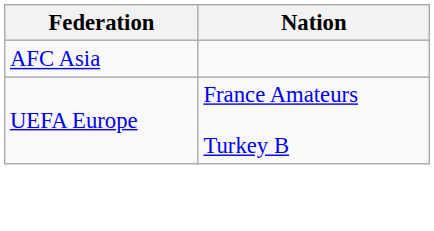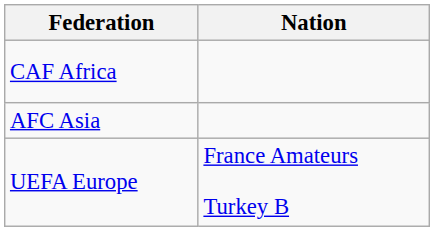+ row: (63, 71)
